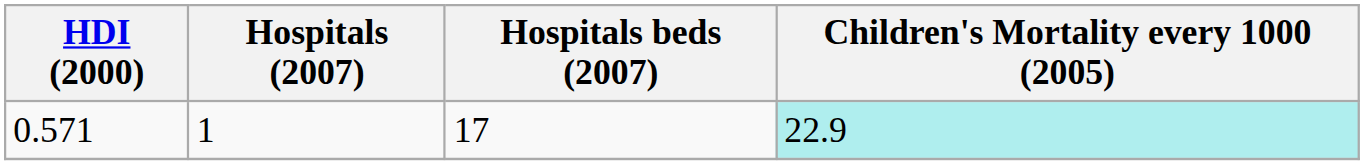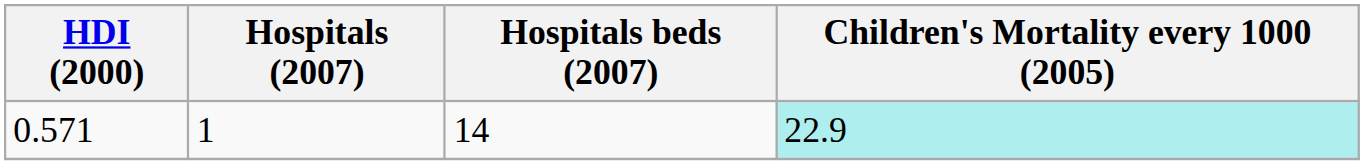(472, 129) 17 -> (472, 129) 14
